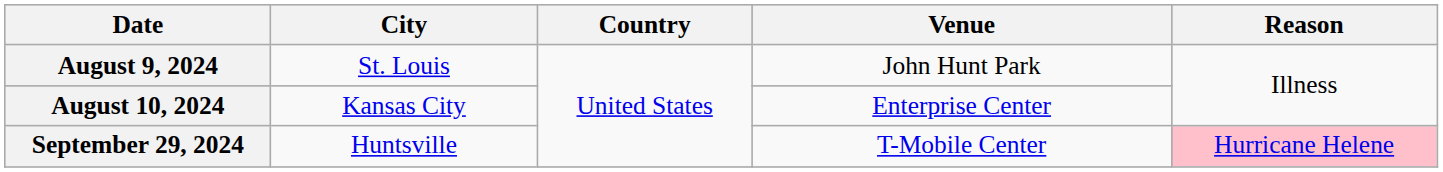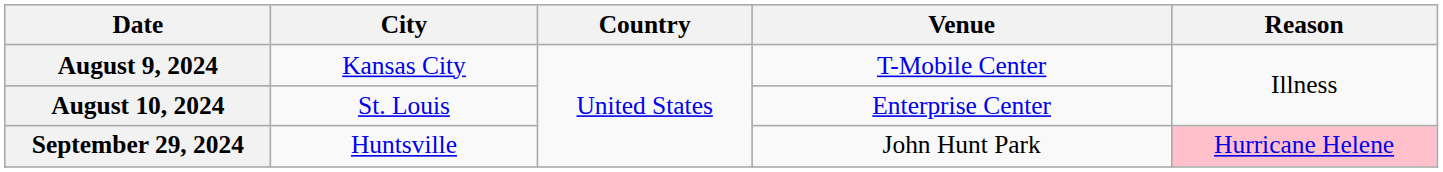(404, 65) St. Louis -> (404, 65) Kansas City
(962, 65) John Hunt Park -> (962, 65) T-Mobile Center
(404, 105) Kansas City -> (404, 105) St. Louis
(962, 145) T-Mobile Center -> (962, 145) John Hunt Park
